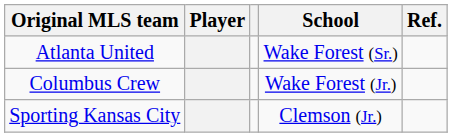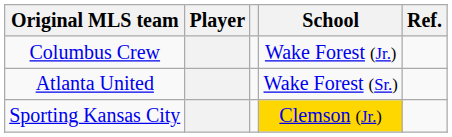rows swapped: (95, 52) <-> (95, 83)
(331, 115) no background -> (331, 115) gold background
